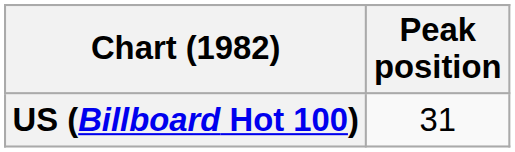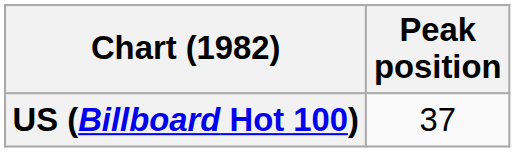(438, 119) 31 -> (438, 119) 37
